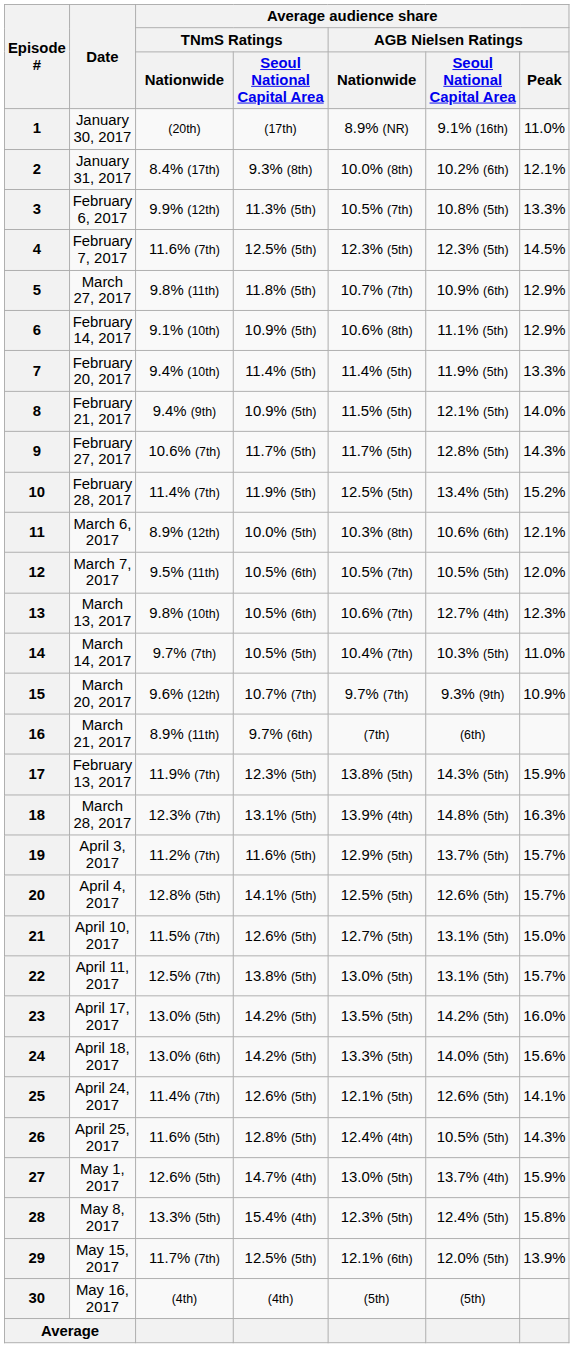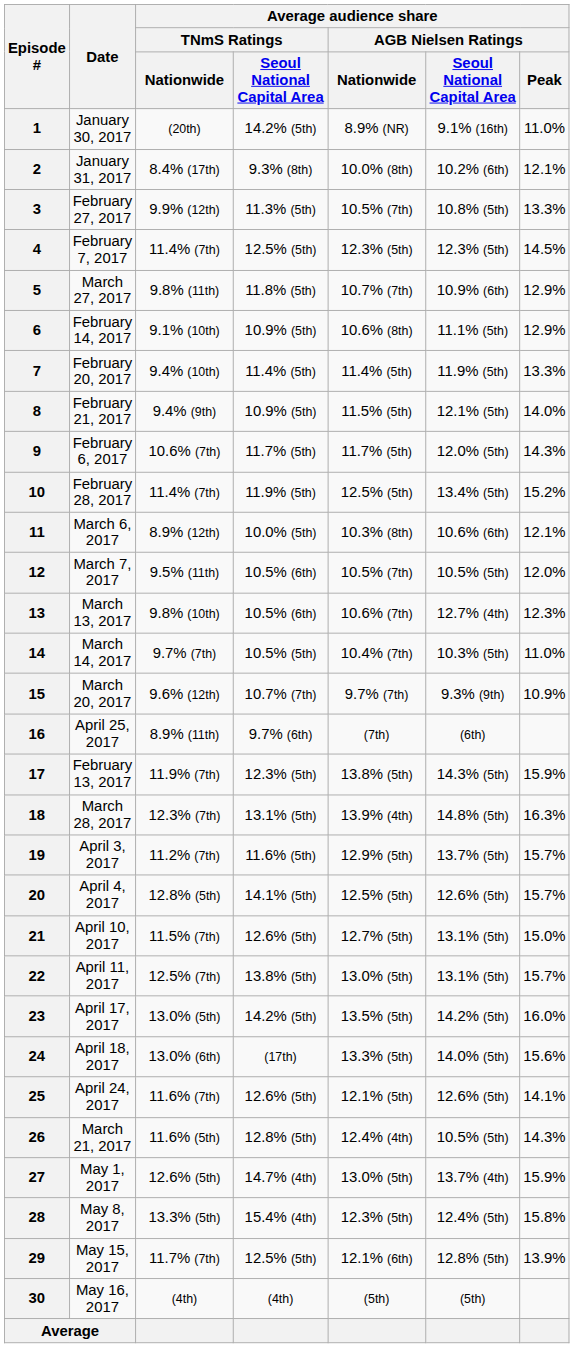(281, 129) (17th) -> (281, 128) 14.2% (5th)
(102, 209) February 6, 2017 -> (102, 209) February 27, 2017
(184, 249) 11.6% (7th) -> (184, 249) 11.4% (7th)
(102, 451) February 27, 2017 -> (102, 451) February 6, 2017
(473, 451) 12.8% (5th) -> (473, 451) 12.0% (5th)
(102, 734) March 21, 2017 -> (102, 734) April 25, 2017
(281, 1056) 14.2% (5th) -> (281, 1057) (17th)
(184, 1097) 11.4% (7th) -> (184, 1097) 11.6% (7th)
(102, 1137) April 25, 2017 -> (102, 1137) March 21, 2017
(473, 1258) 12.0% (5th) -> (473, 1258) 12.8% (5th)
